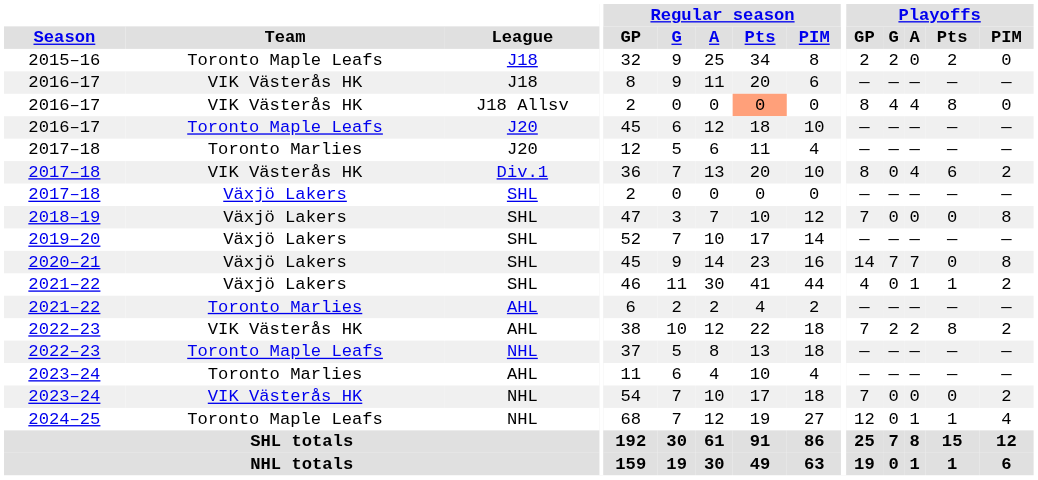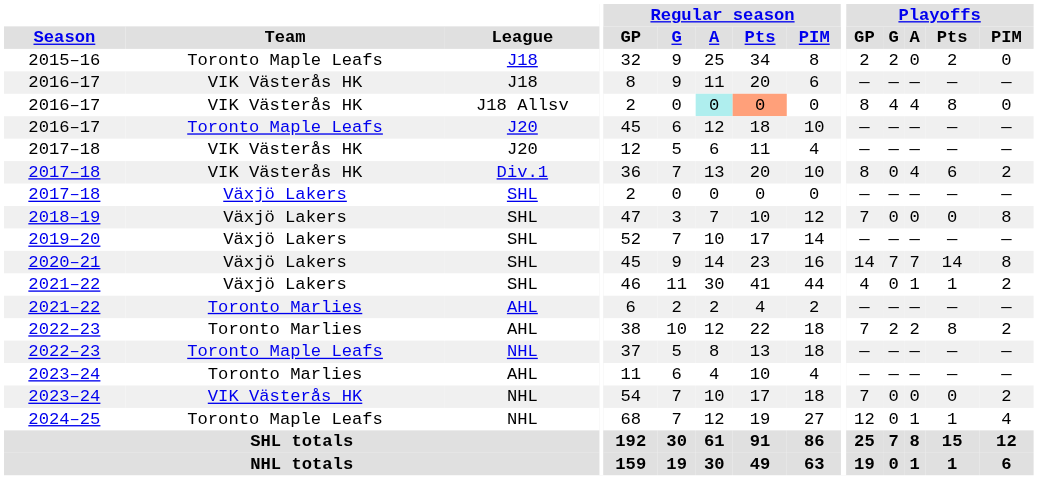(714, 105) no background -> (714, 105) paleturquoise background
(285, 150) Toronto Marlies -> (285, 150) VIK Västerås HK
(952, 262) 0 -> (952, 262) 14
(285, 329) VIK Västerås HK -> (285, 329) Toronto Marlies
